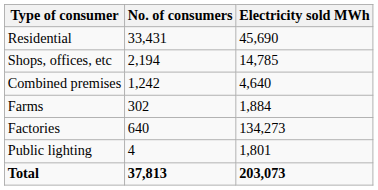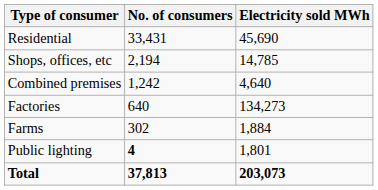rows swapped: (34, 128) <-> (26, 106)
(131, 151) normal -> (131, 151) bold
